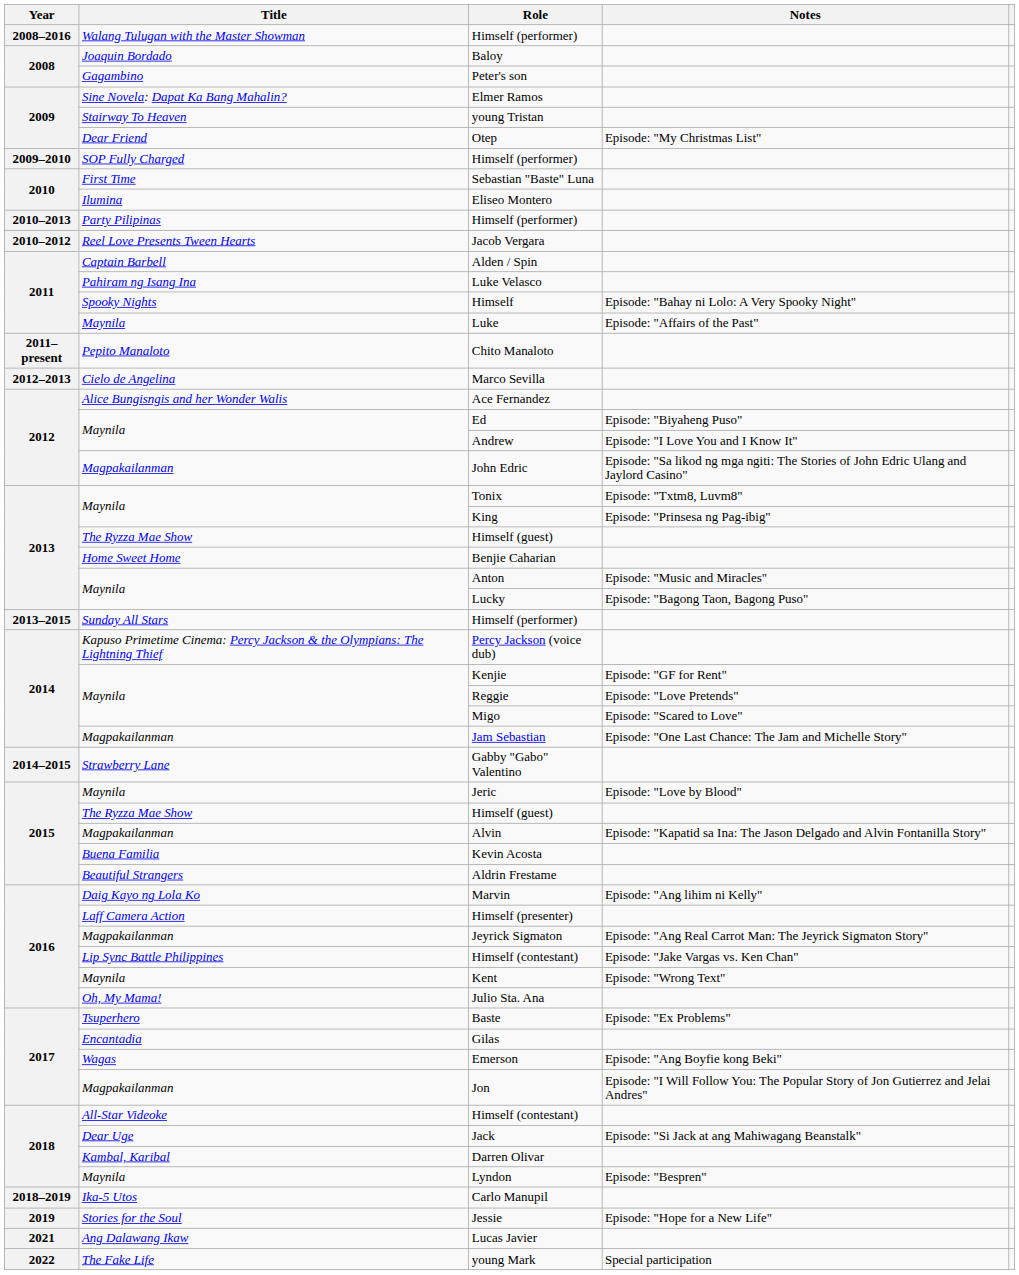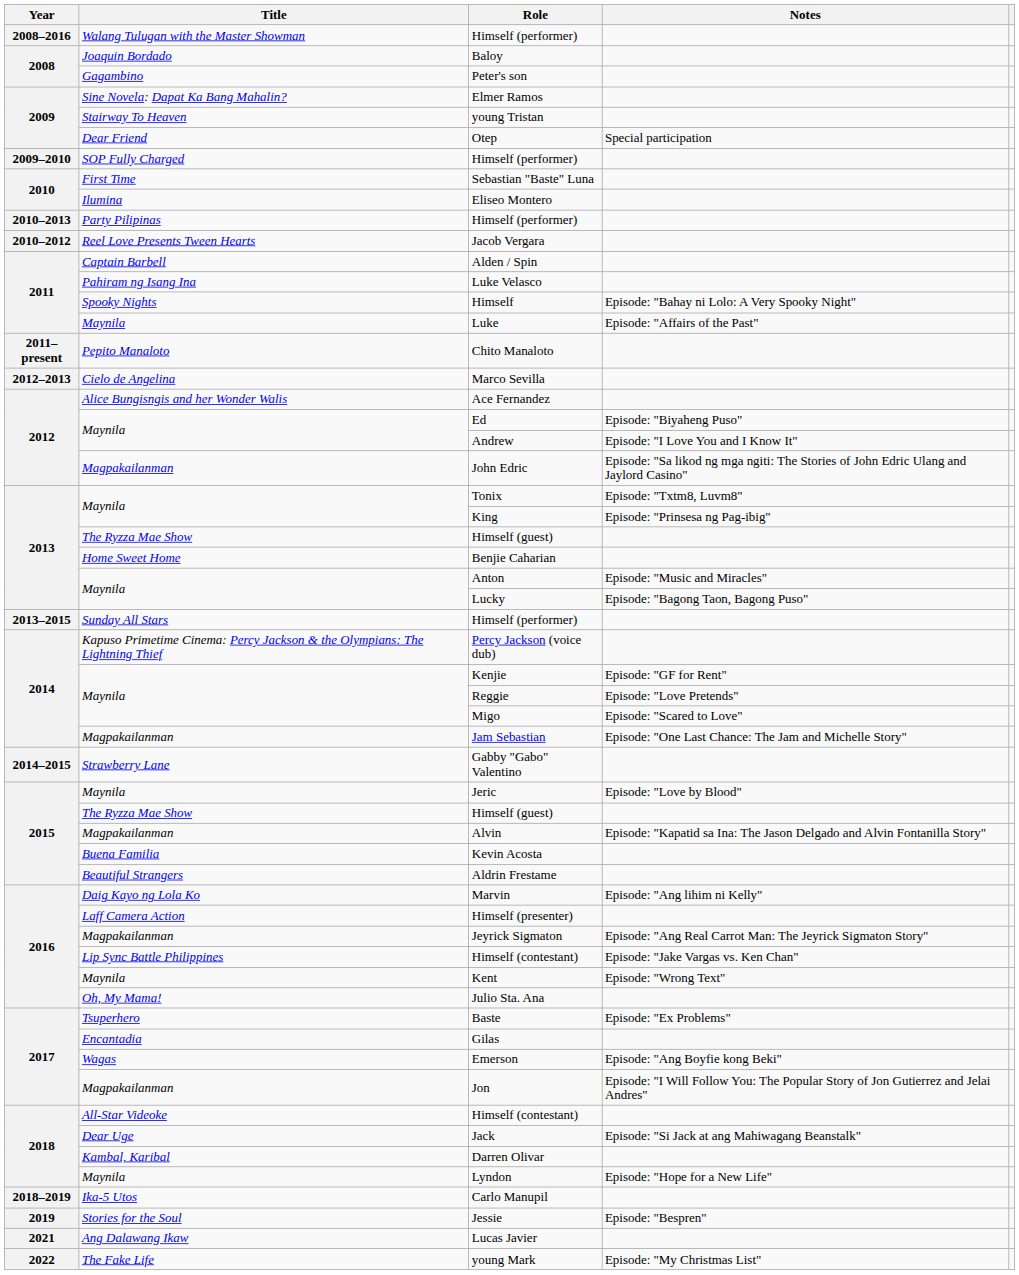(683, 138) Episode: "My Christmas List" -> (658, 138) Special participation
(656, 1177) Episode: "Bespren" -> (688, 1177) Episode: "Hope for a New Life"
(688, 1218) Episode: "Hope for a New Life" -> (656, 1218) Episode: "Bespren"
(658, 1259) Special participation -> (683, 1259) Episode: "My Christmas List"
